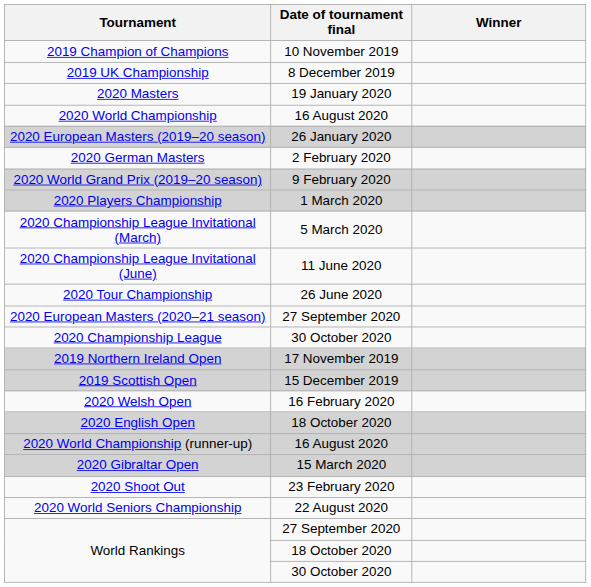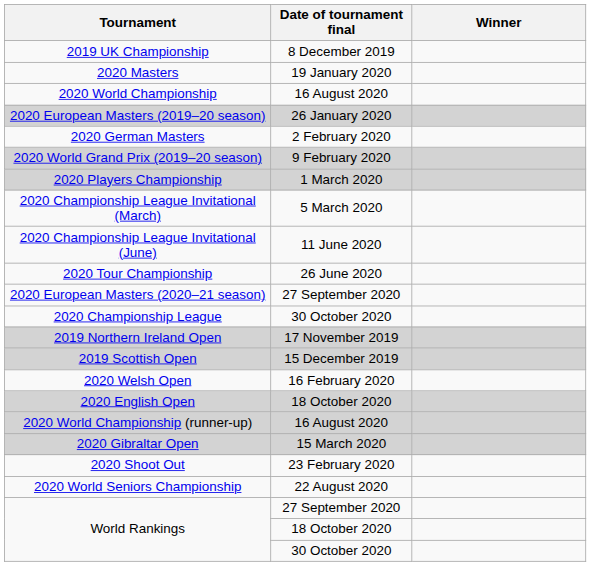- row: (138, 51)
